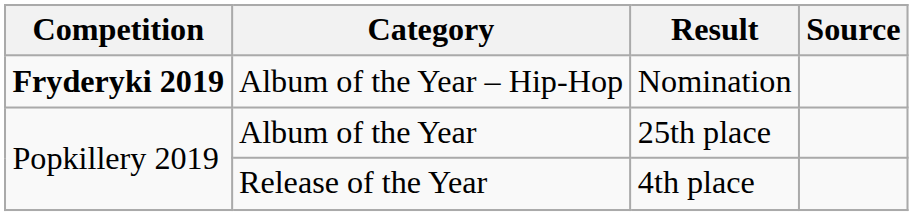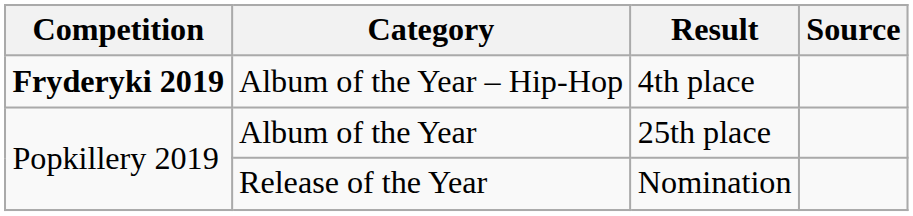(715, 81) Nomination -> (696, 81) 4th place
(696, 183) 4th place -> (715, 183) Nomination
